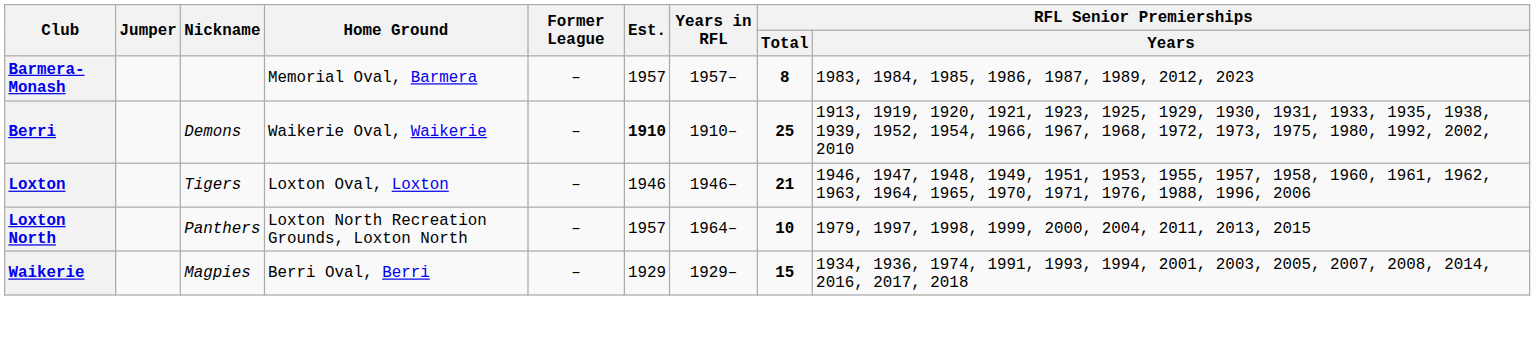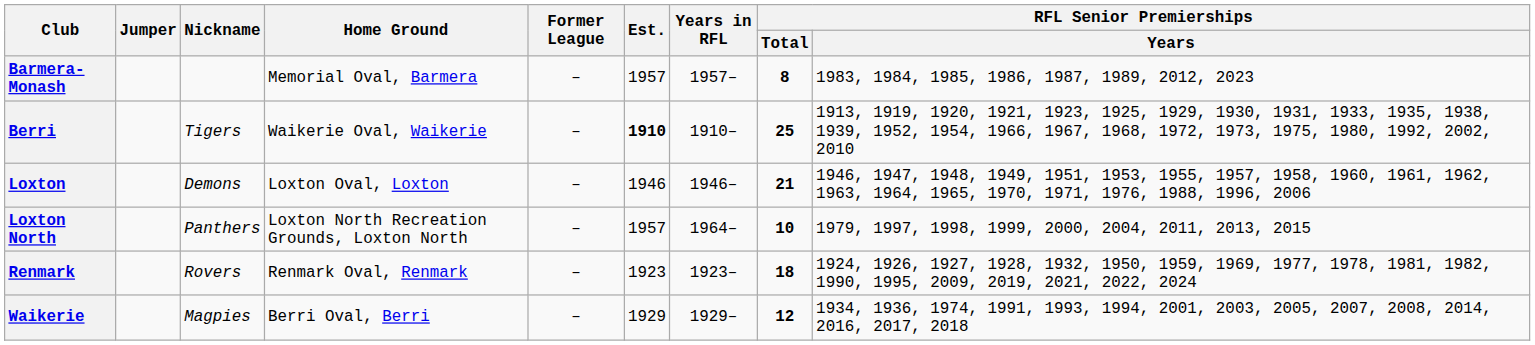(213, 132) Demons -> (213, 132) Tigers
(213, 185) Tigers -> (213, 185) Demons
+ row: (42, 273)
(785, 273) 15 -> (785, 317) 12
